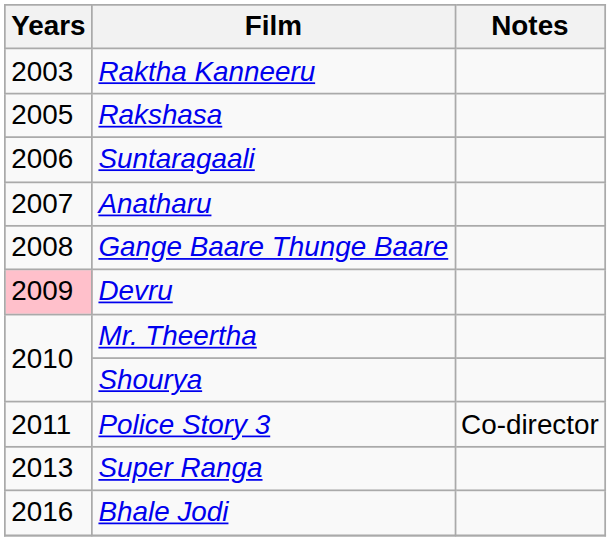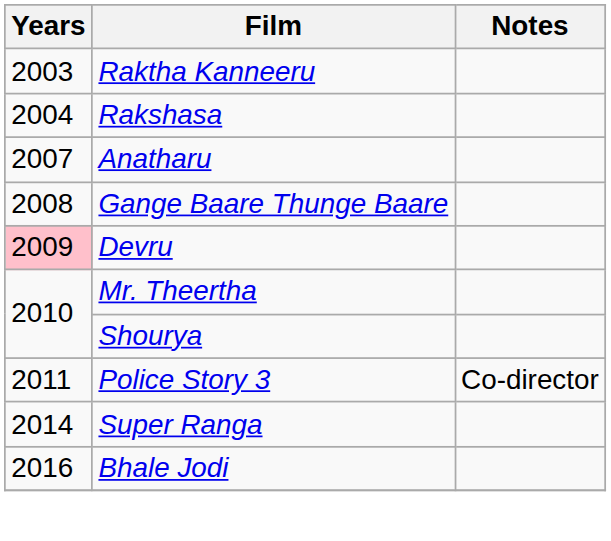(42, 114) 2005 -> (42, 114) 2004
- row: (177, 159)
(42, 468) 2013 -> (42, 423) 2014
